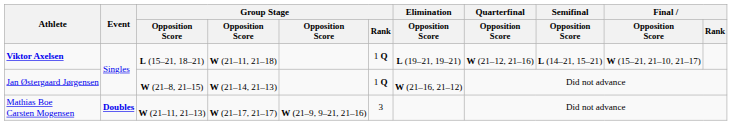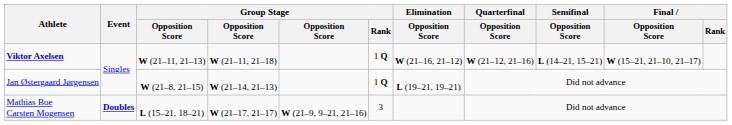(172, 62) L (15–21, 18–21) -> (172, 62) W (21–11, 21–13)
(429, 62) L (19–21, 19–21) -> (429, 62) W (21–16, 21–12)
(429, 87) W (21–16, 21–12) -> (429, 87) L (19–21, 19–21)
(172, 113) W (21–11, 21–13) -> (172, 113) L (15–21, 18–21)
